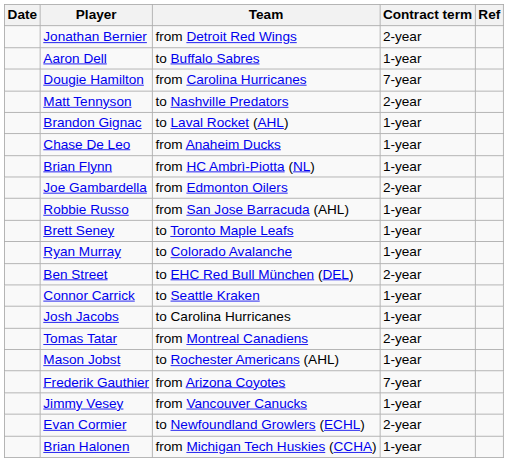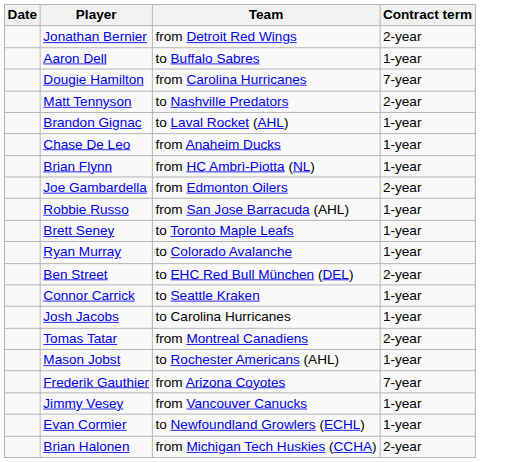- column: (489, 15)
(402, 425) 2-year -> (402, 425) 1-year
(402, 446) 1-year -> (402, 446) 2-year
